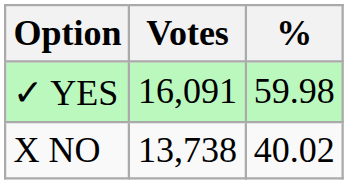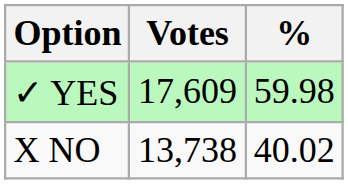(188, 91) 16,091 -> (188, 91) 17,609
